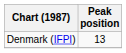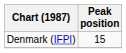(100, 39) 13 -> (100, 39) 15
